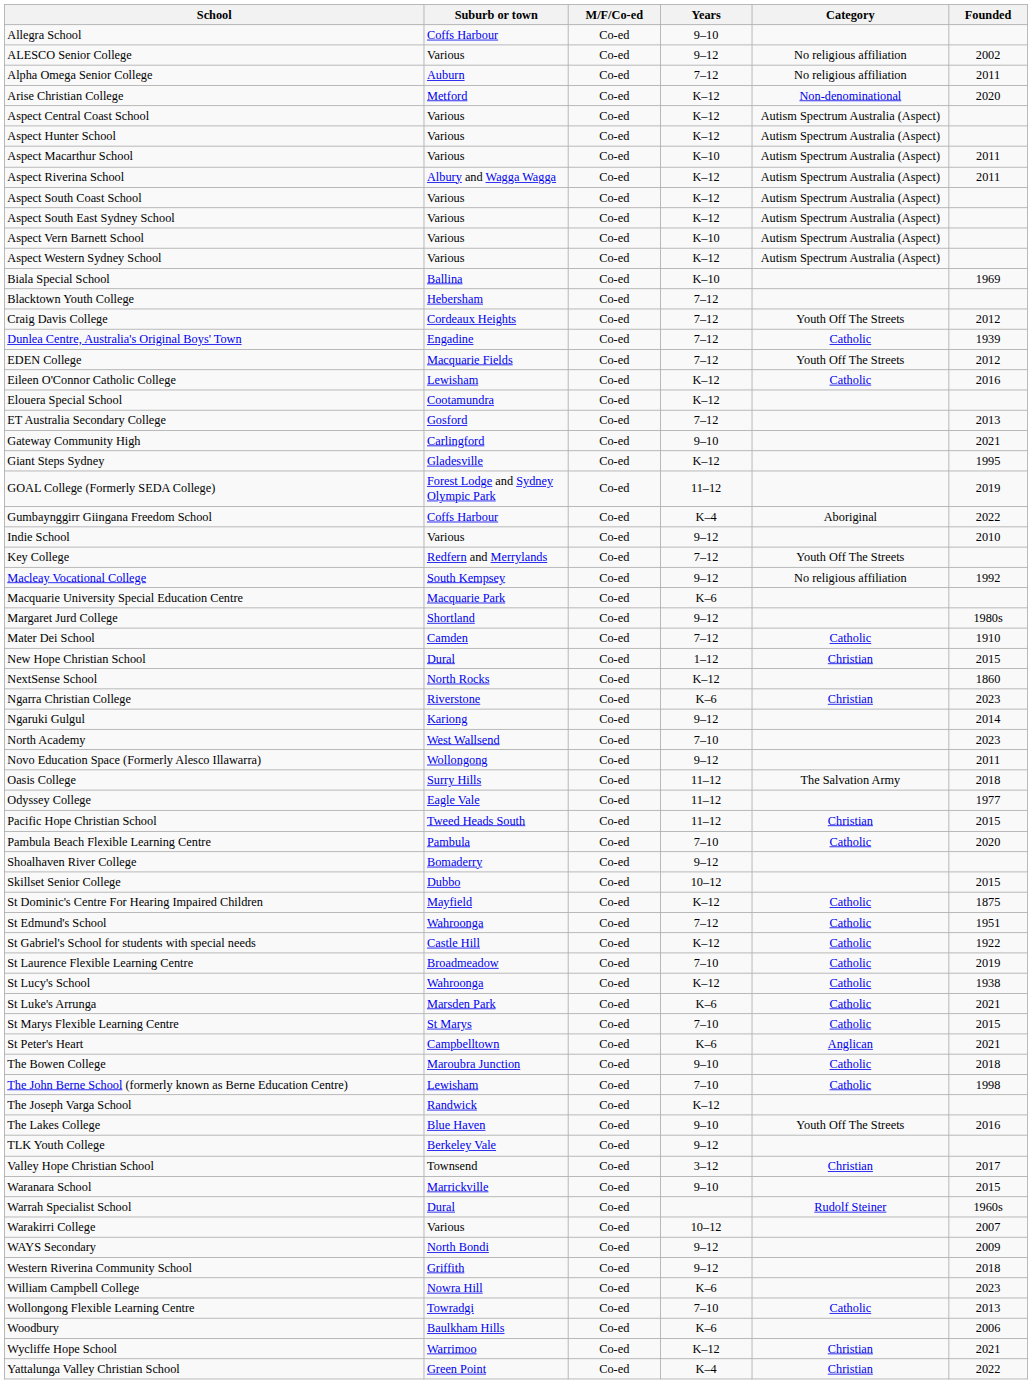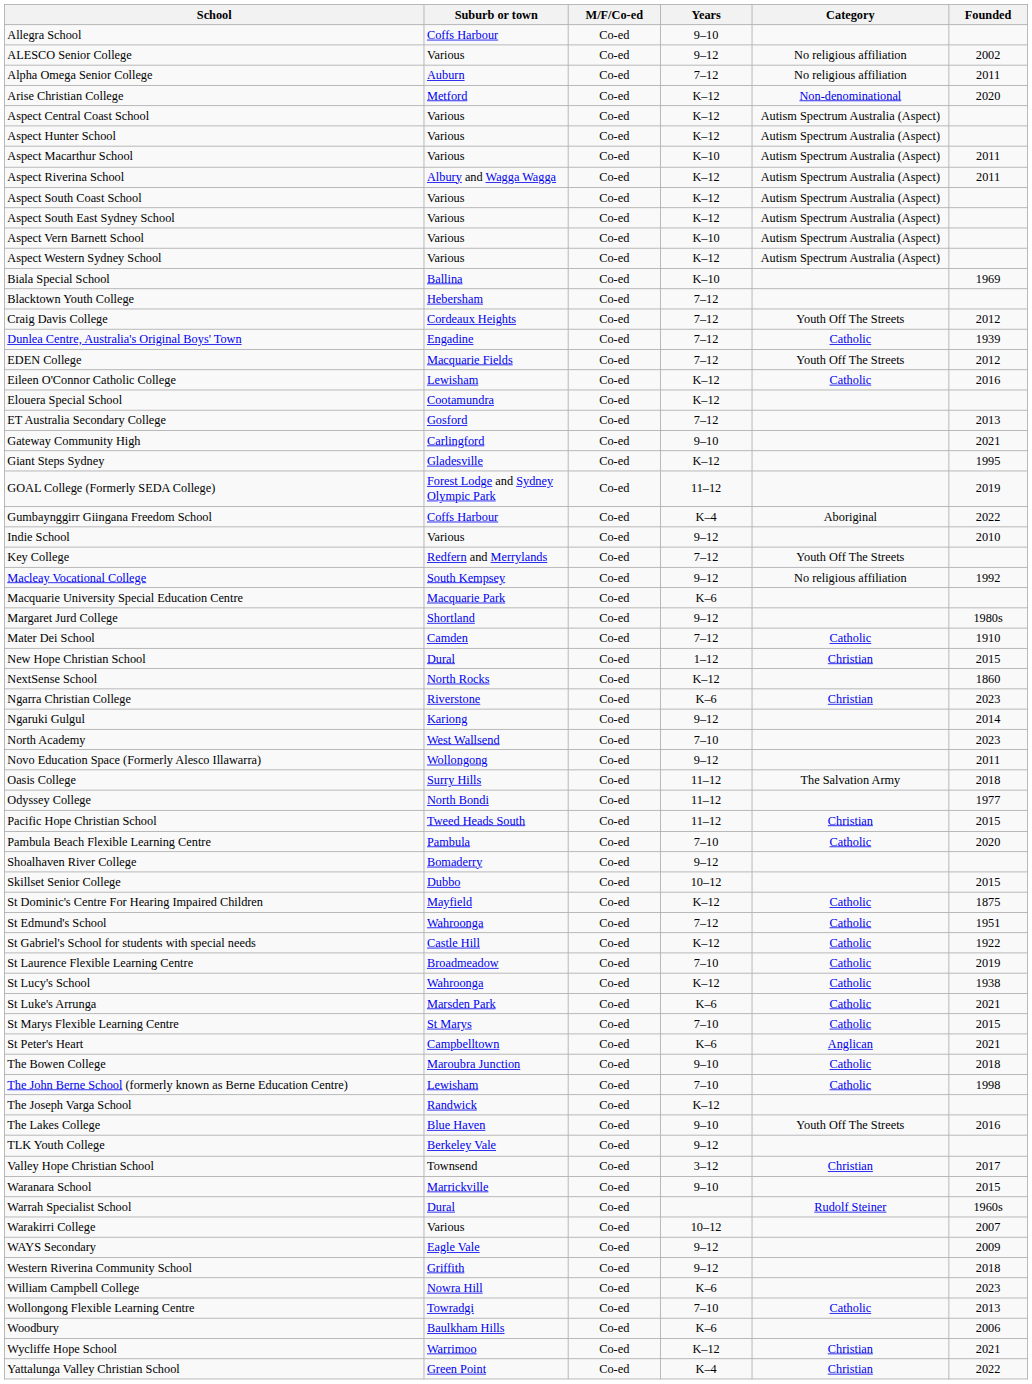(453, 800) Eagle Vale -> (458, 800) North Bondi
(458, 1247) North Bondi -> (453, 1247) Eagle Vale
